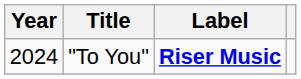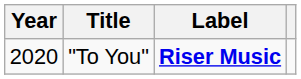(34, 56) 2024 -> (34, 56) 2020
